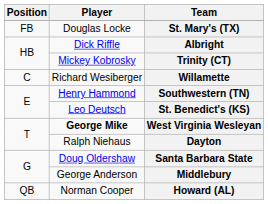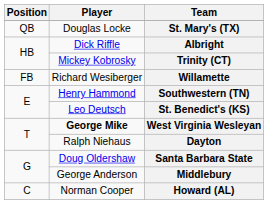(27, 28) FB -> (27, 28) QB
(27, 77) C -> (27, 77) FB
(27, 191) QB -> (27, 191) C
